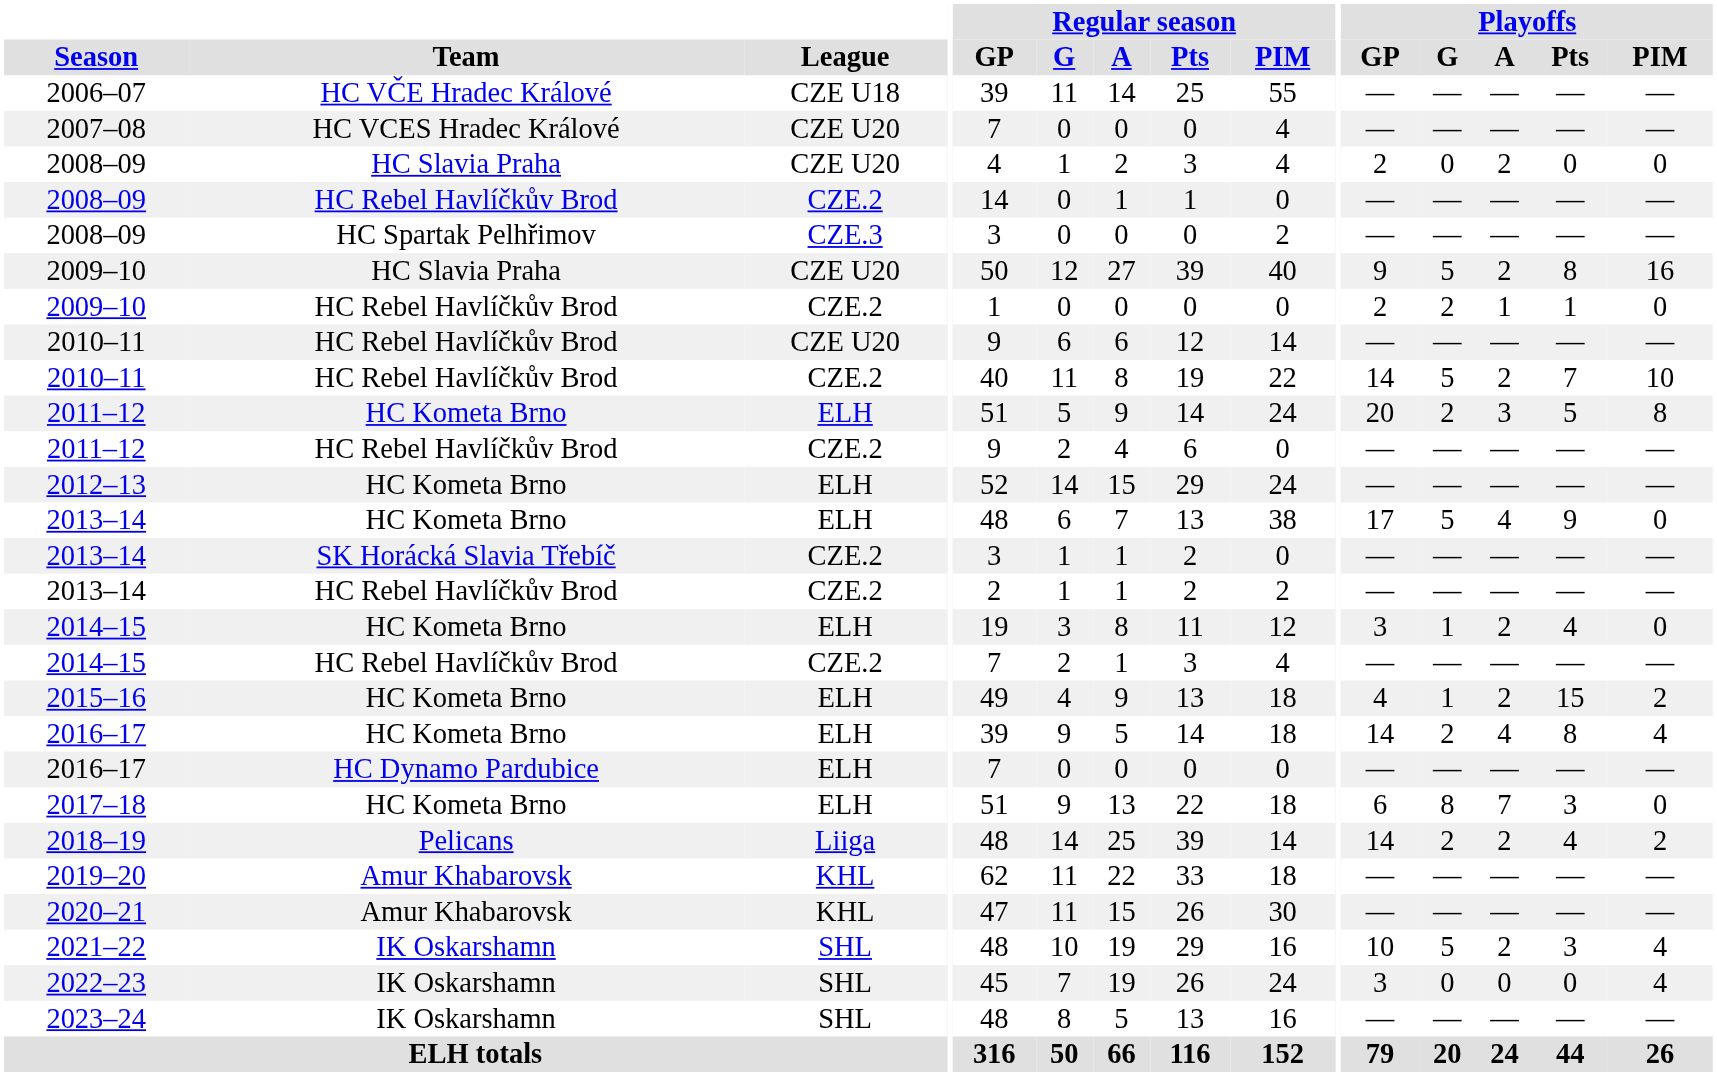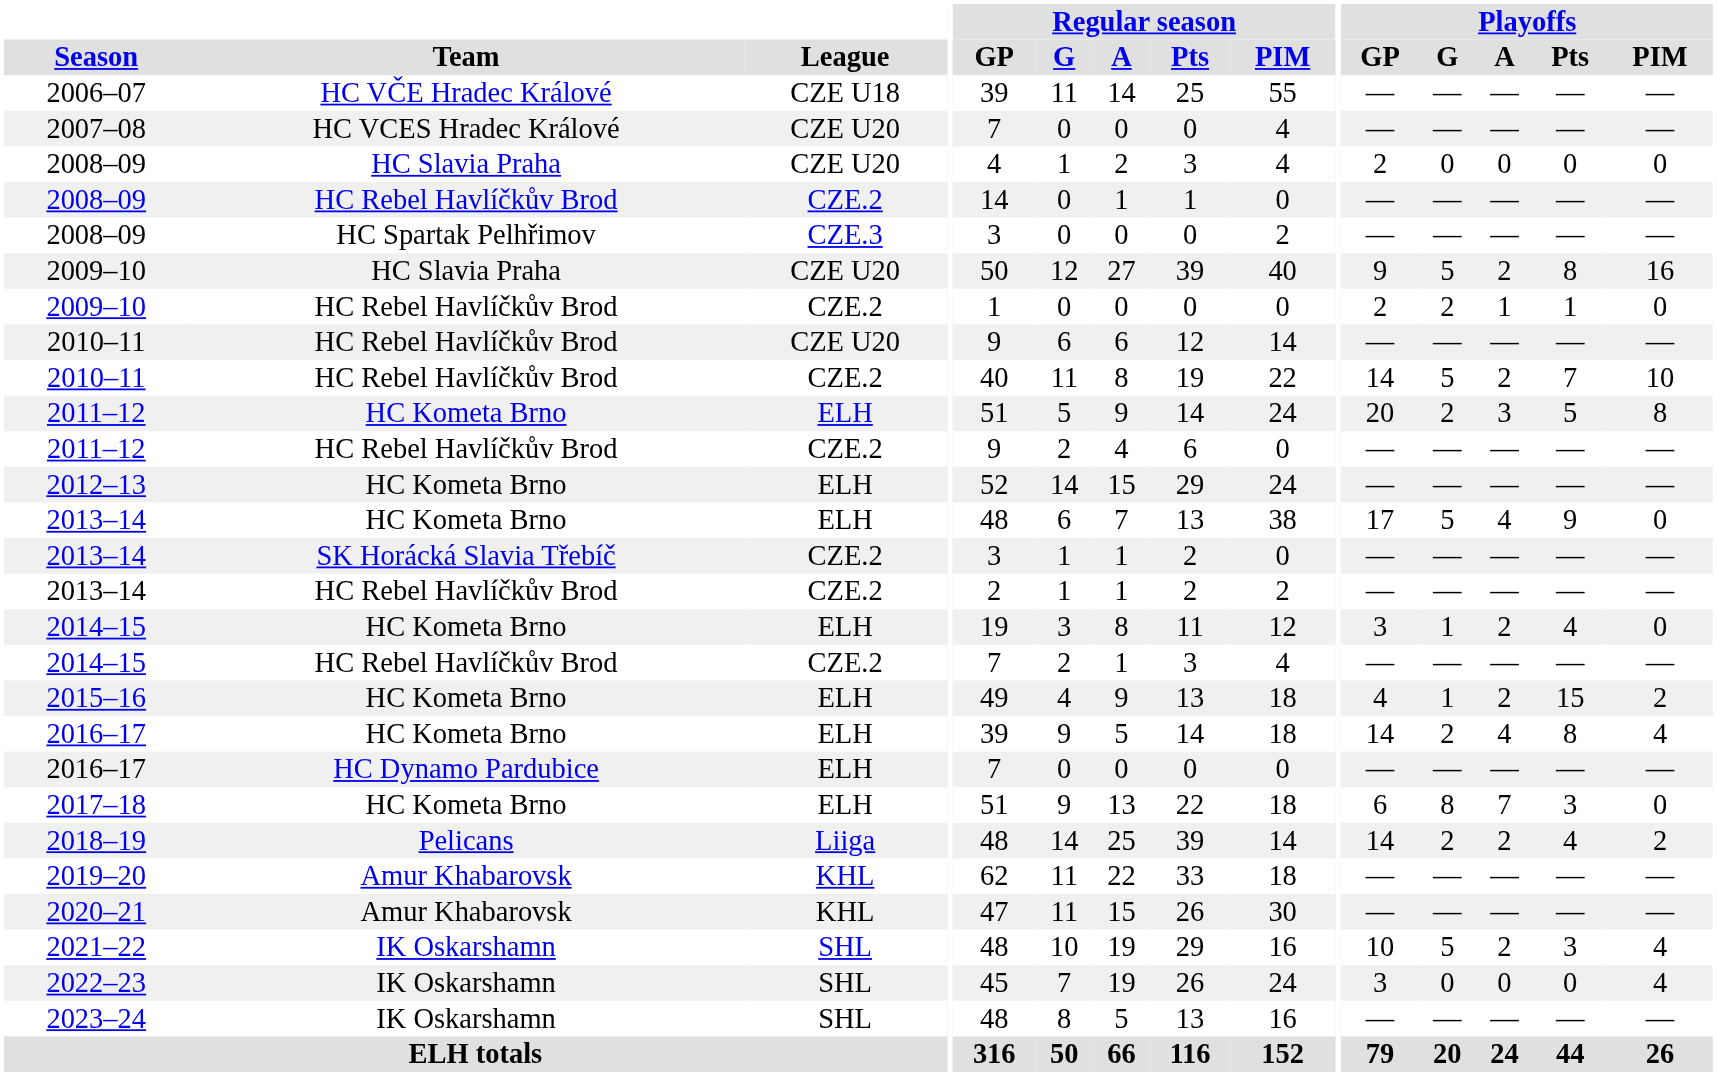(1504, 163) 2 -> (1504, 163) 0
